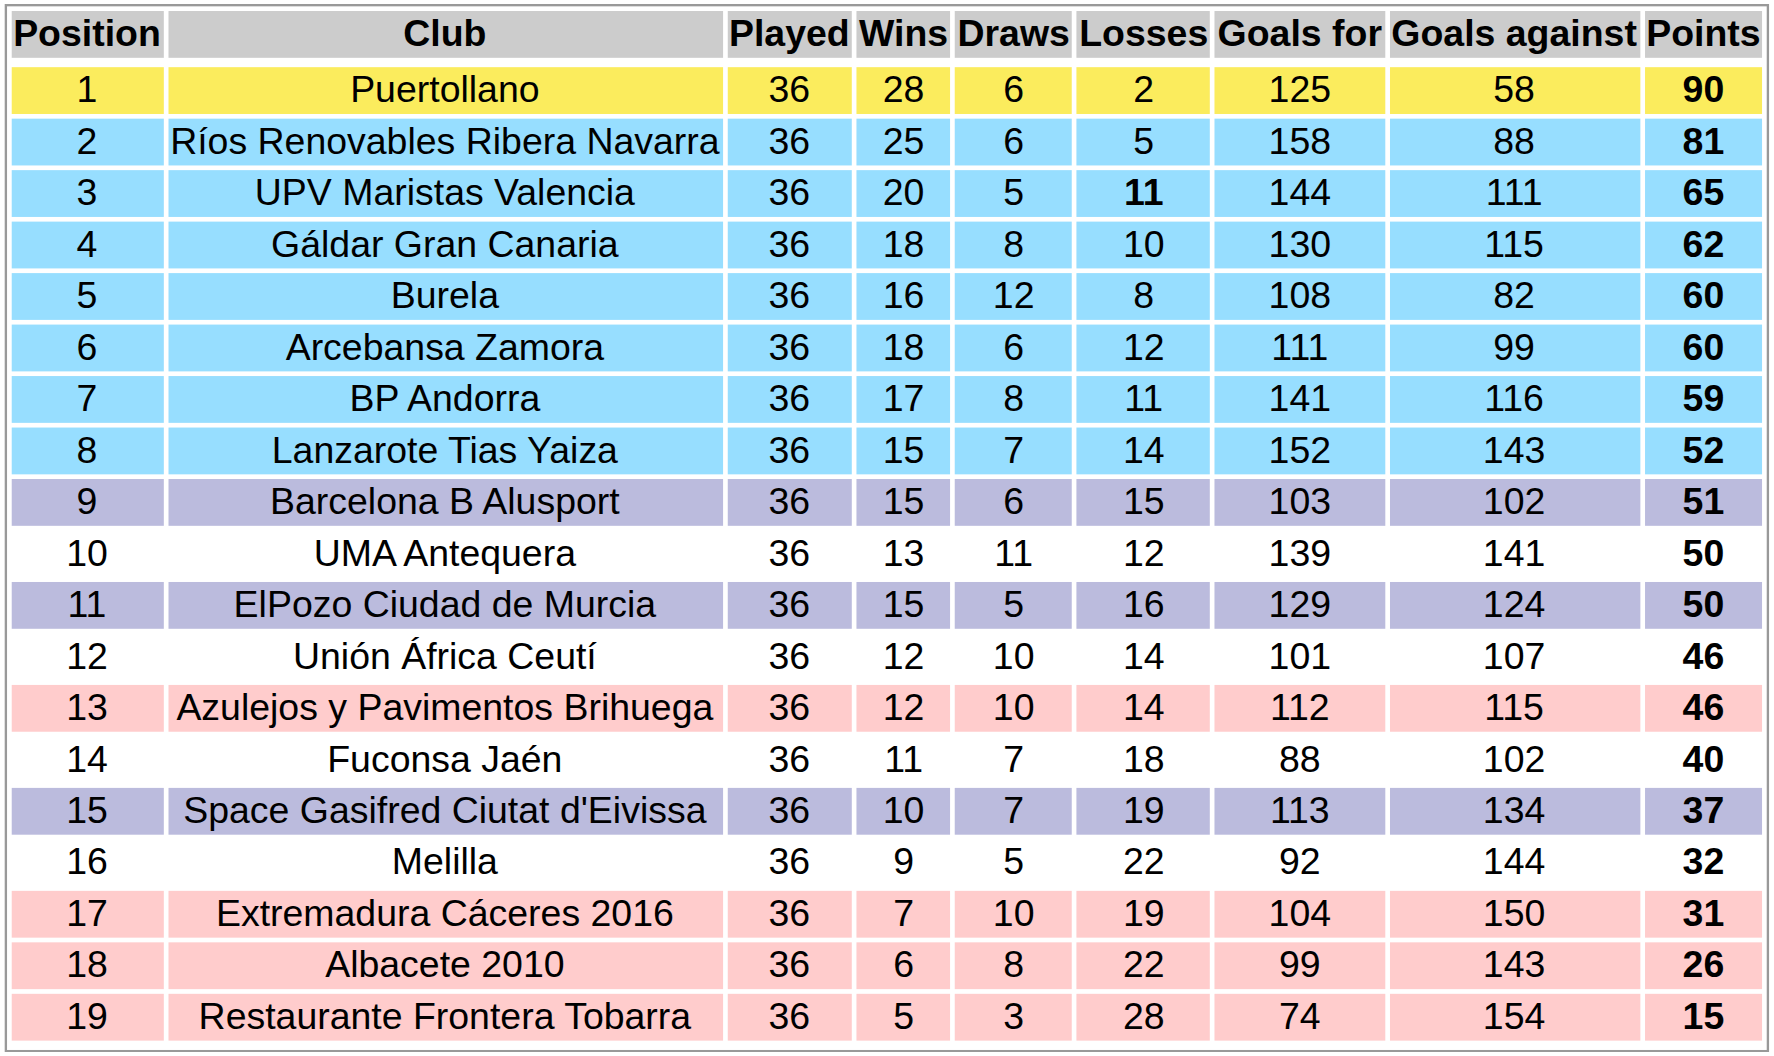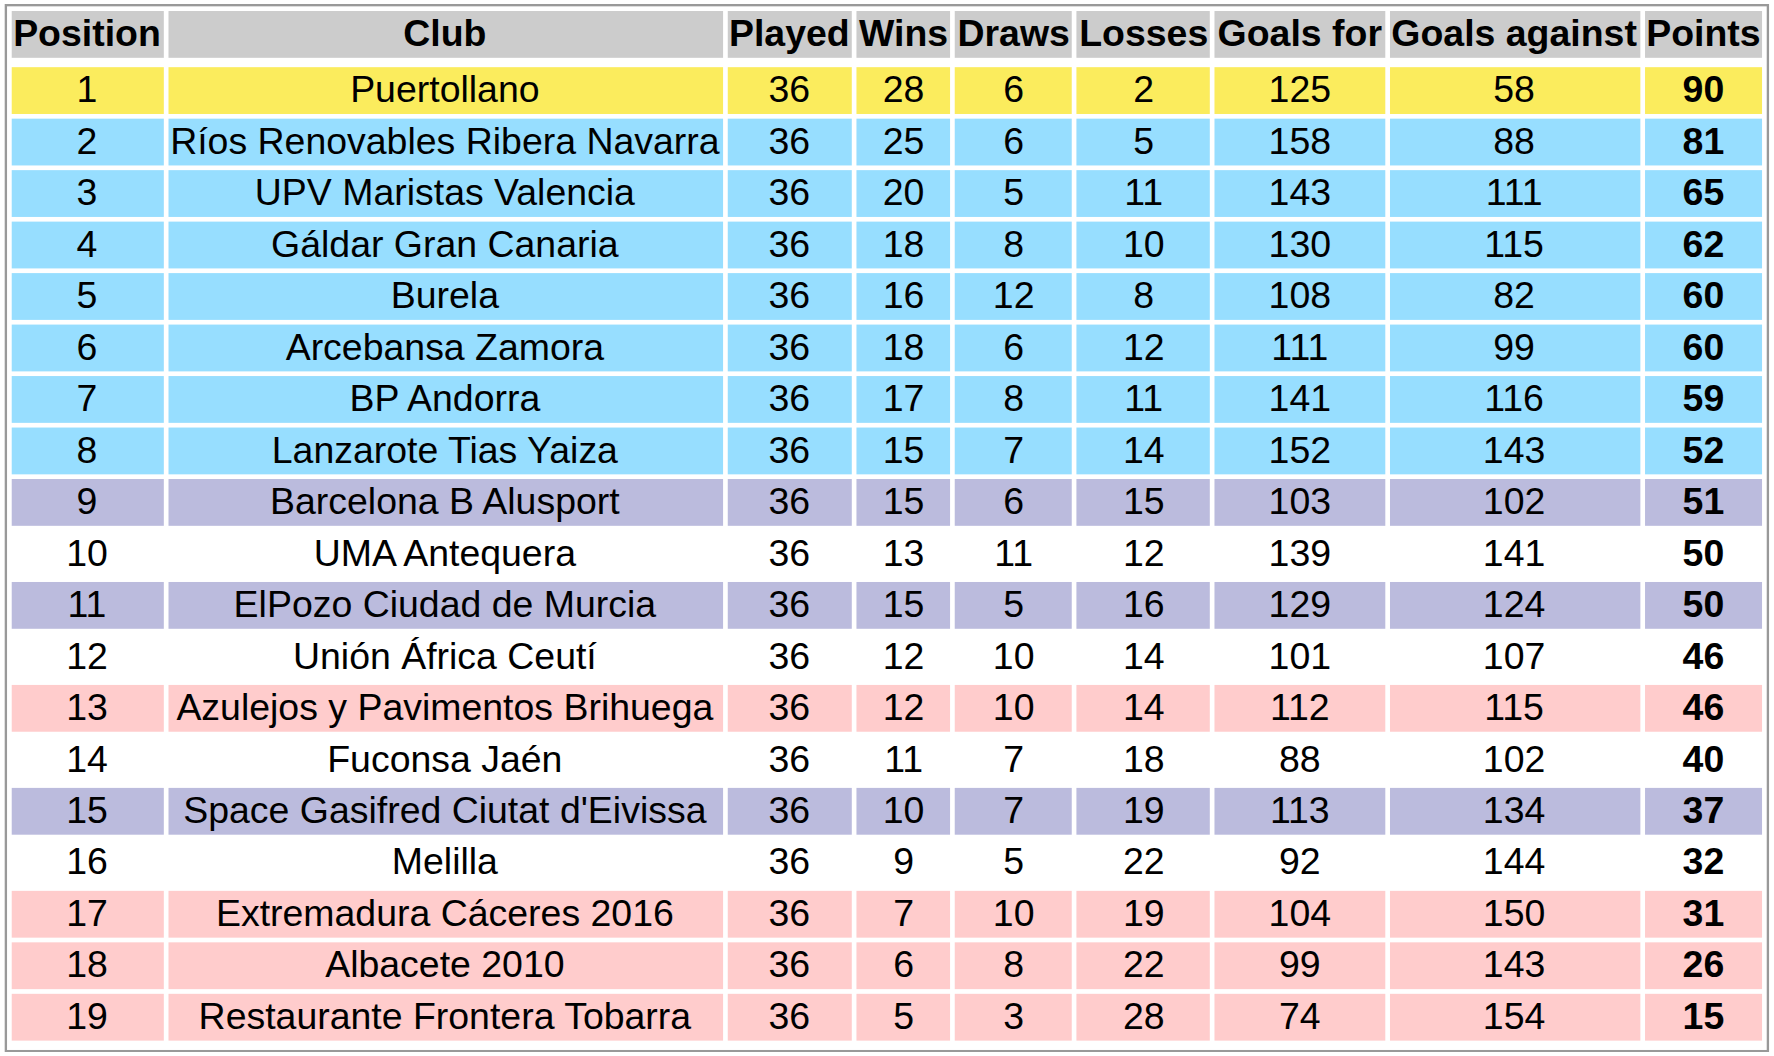(1144, 192) bold -> (1144, 192) normal
(1300, 192) 144 -> (1300, 192) 143
